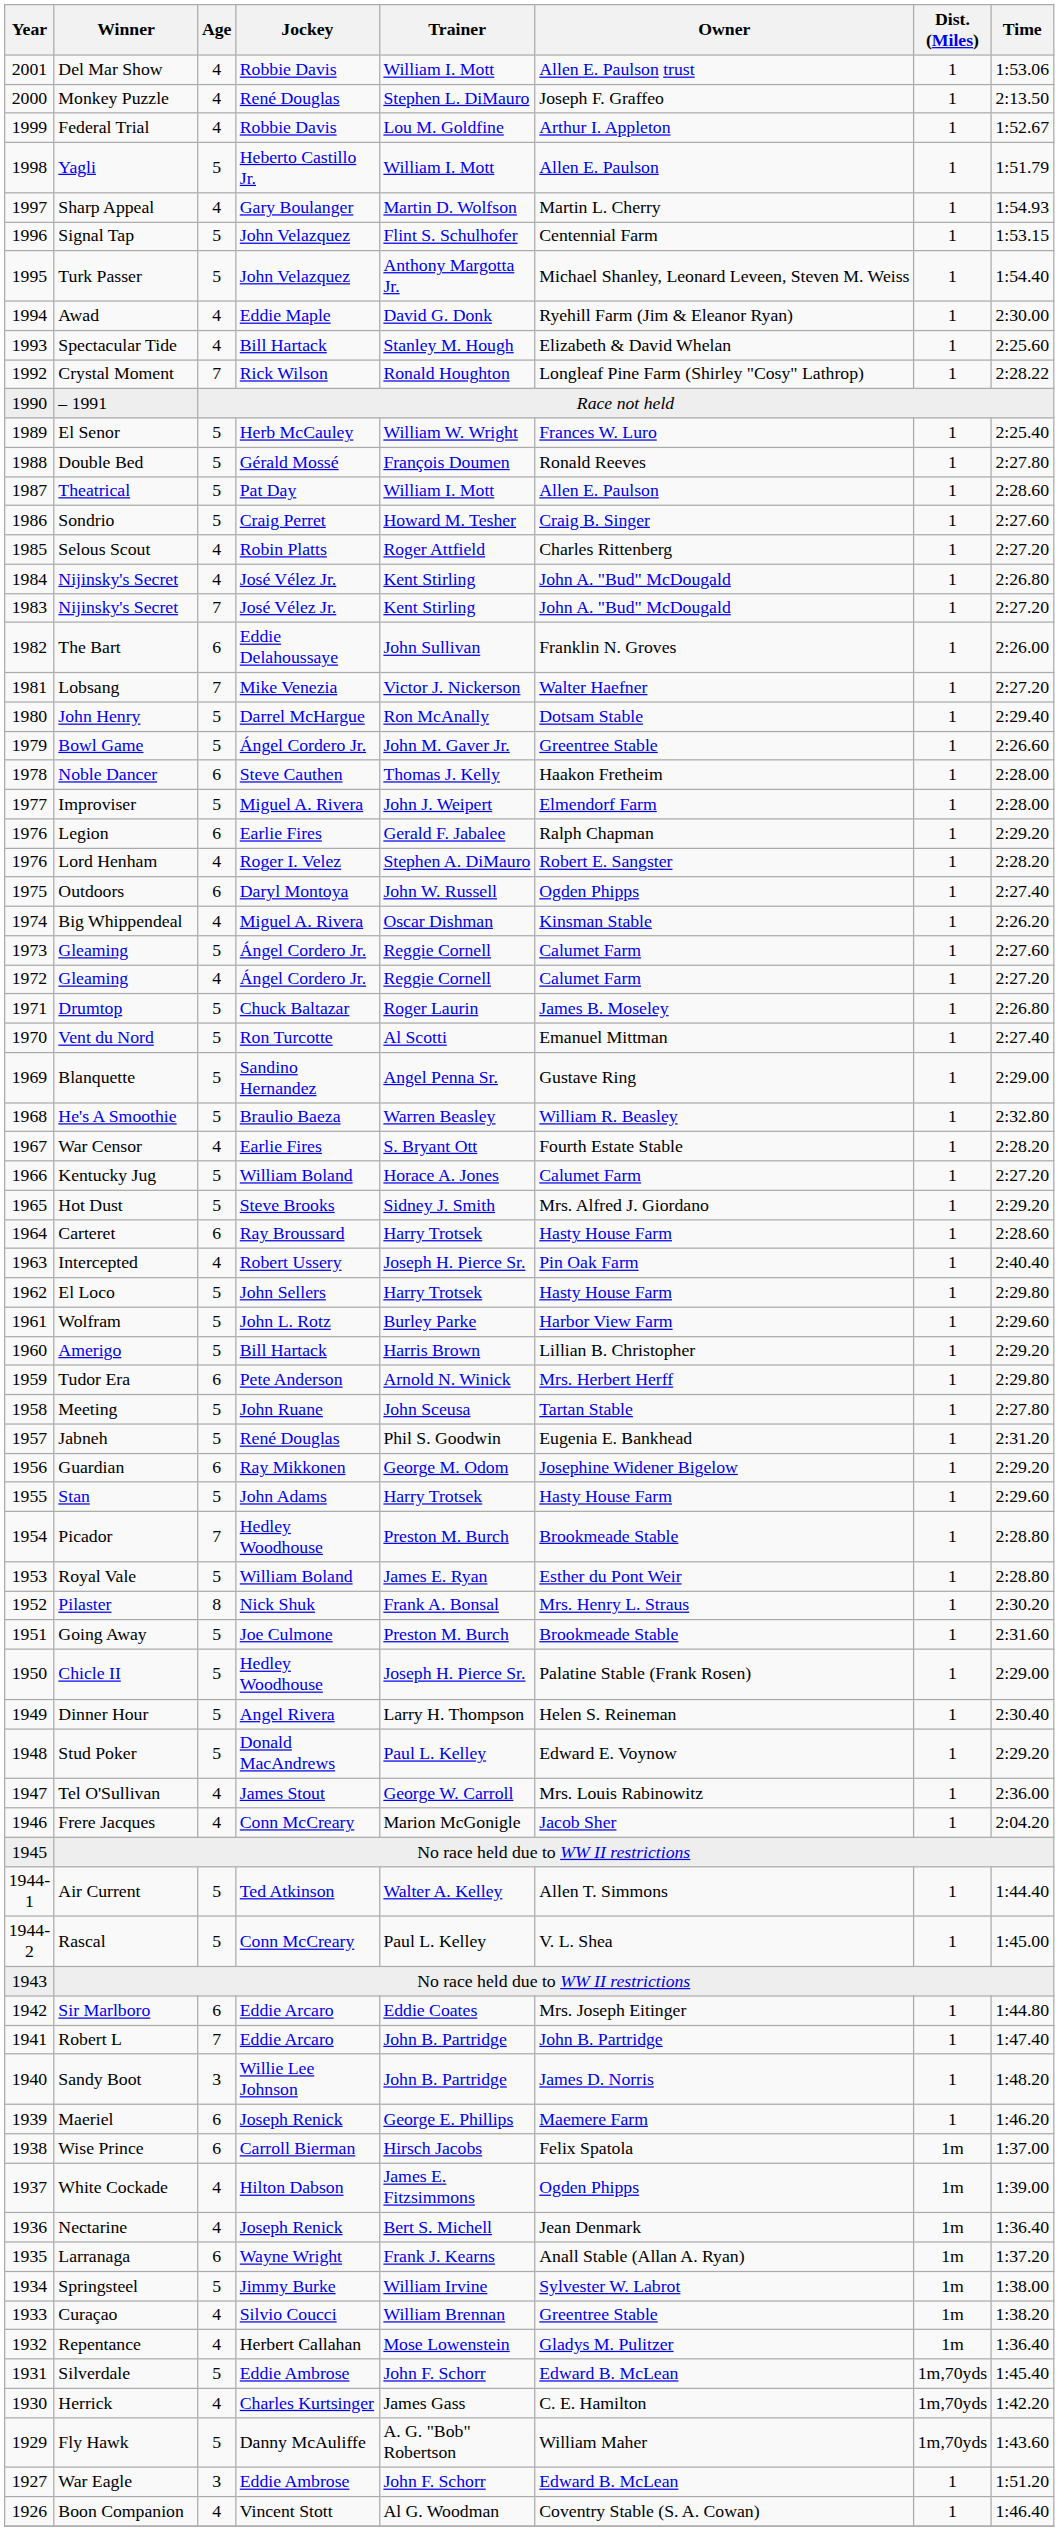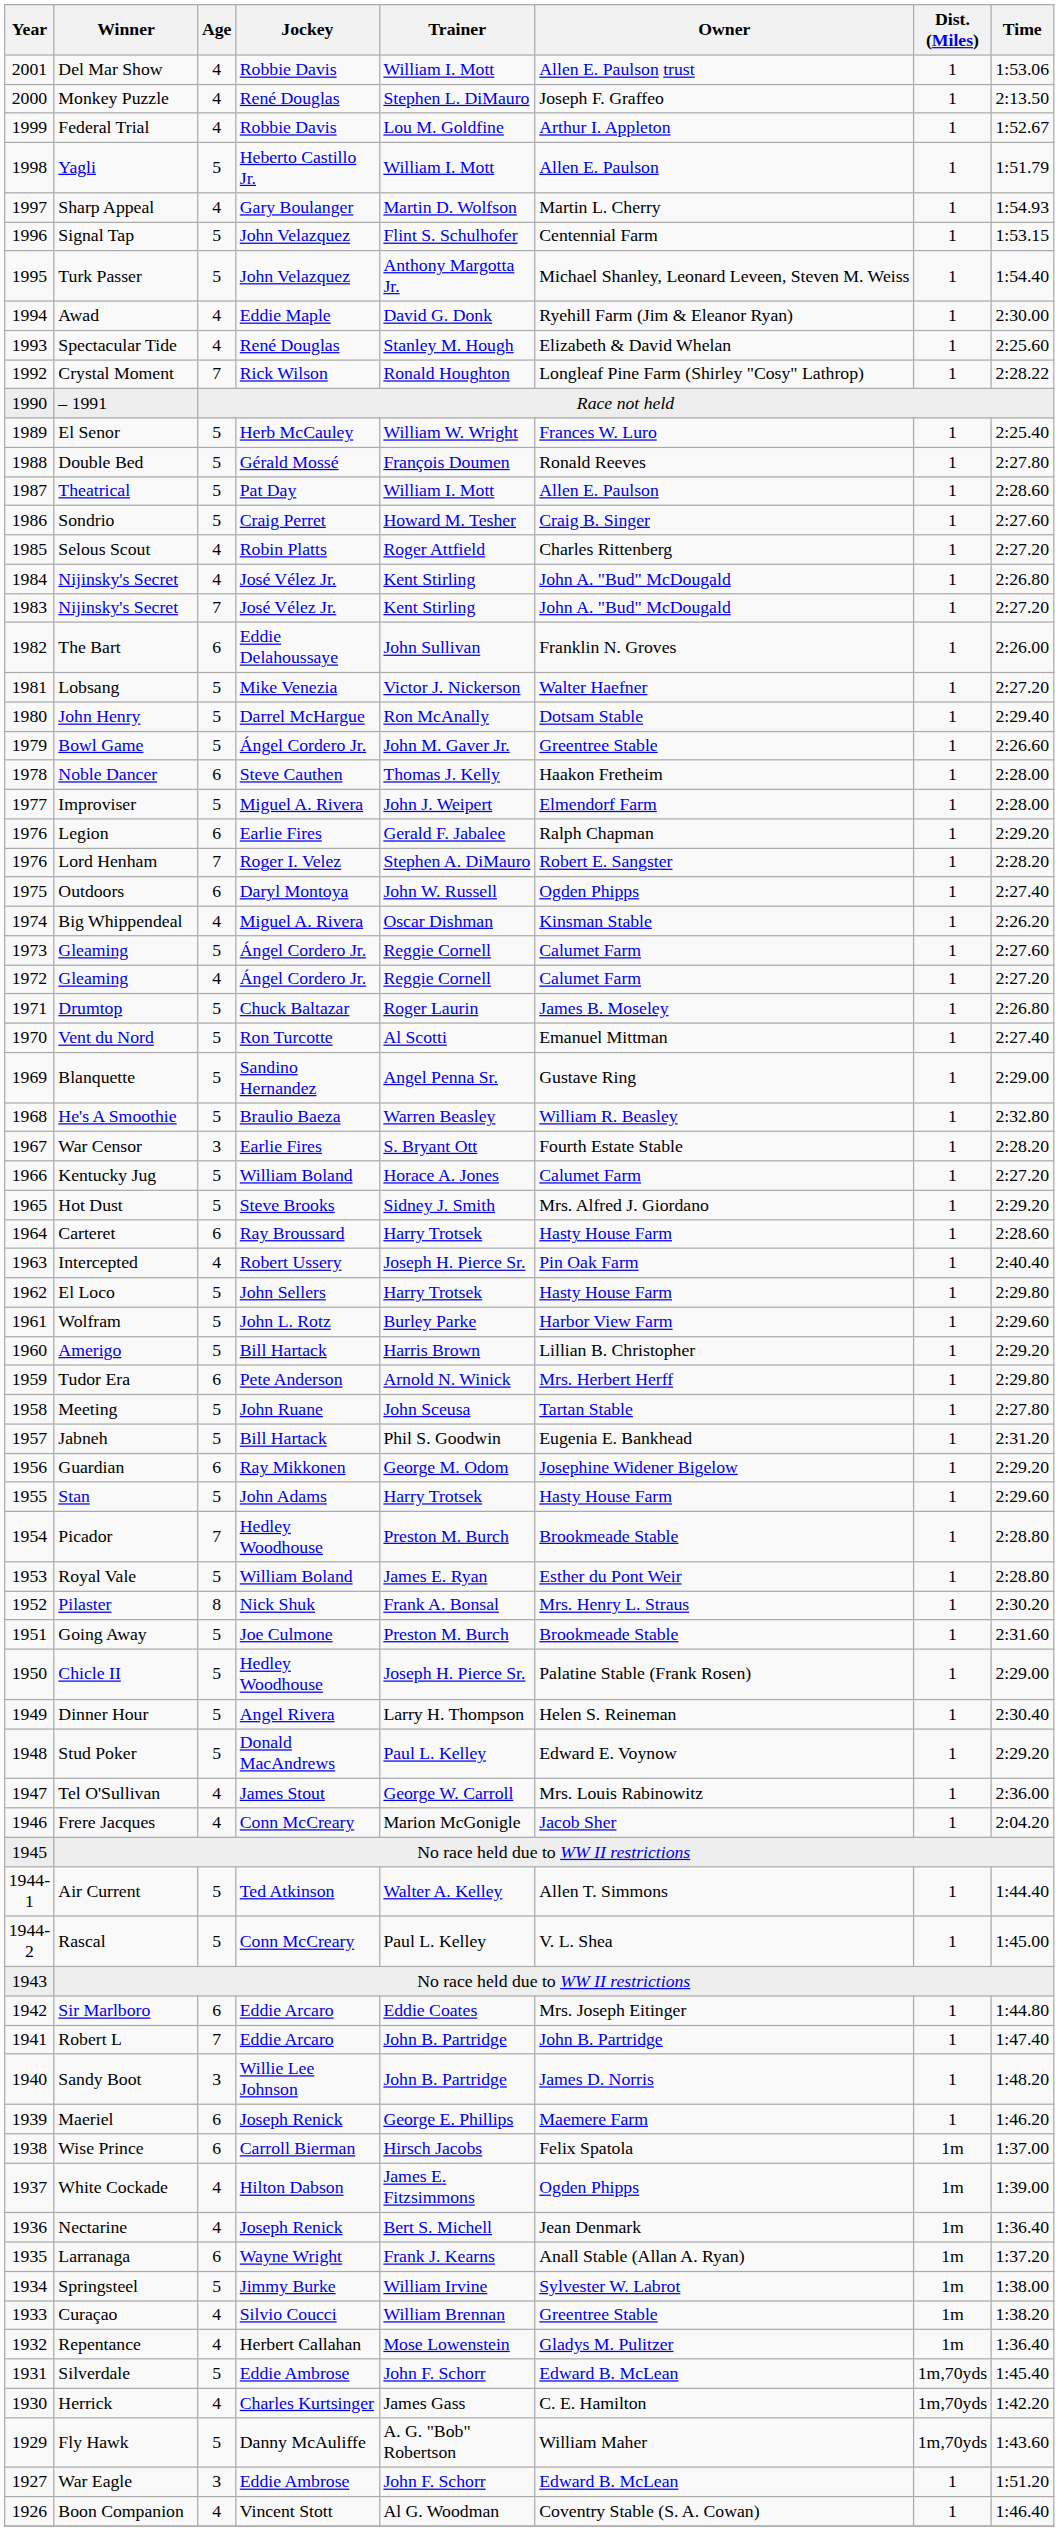(283, 345) Bill Hartack -> (290, 345) René Douglas
(217, 687) 7 -> (217, 687) 5
(217, 862) 4 -> (217, 862) 7
(217, 1146) 4 -> (217, 1146) 3
(290, 1438) René Douglas -> (283, 1438) Bill Hartack
